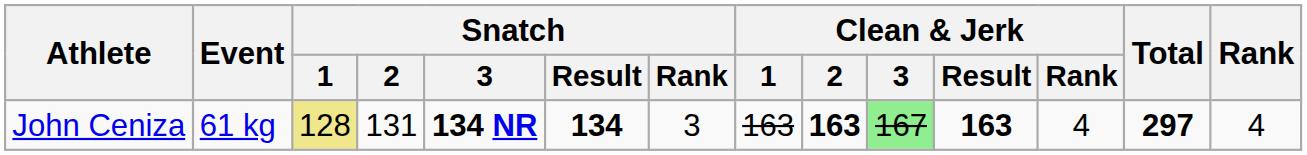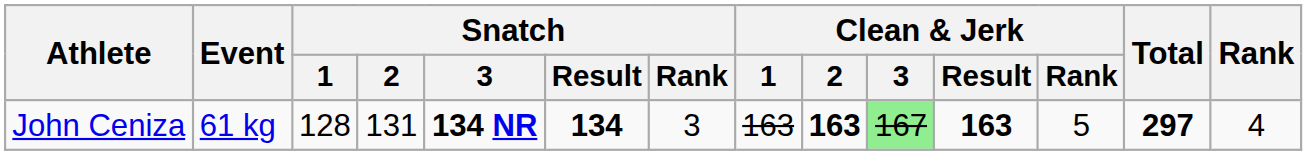(325, 126) khaki background -> (325, 126) no background
(1081, 126) 4 -> (1081, 126) 5
